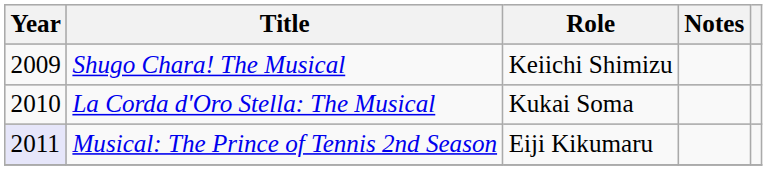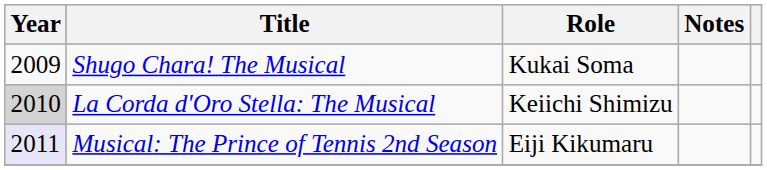(591, 64) Keiichi Shimizu -> (571, 64) Kukai Soma
(36, 104) no background -> (36, 104) lightgrey background
(571, 104) Kukai Soma -> (591, 104) Keiichi Shimizu
